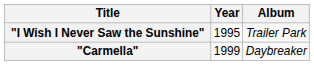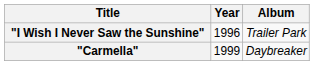(227, 32) 1995 -> (227, 32) 1996
